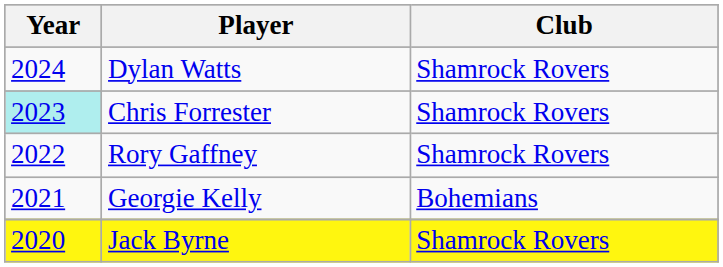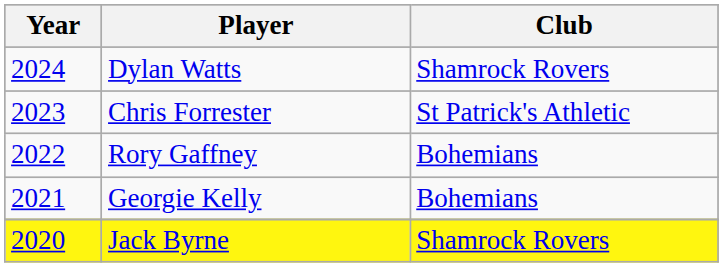(38, 111) paleturquoise background -> (38, 111) no background
(513, 111) Shamrock Rovers -> (523, 111) St Patrick's Athletic
(513, 154) Shamrock Rovers -> (477, 154) Bohemians
